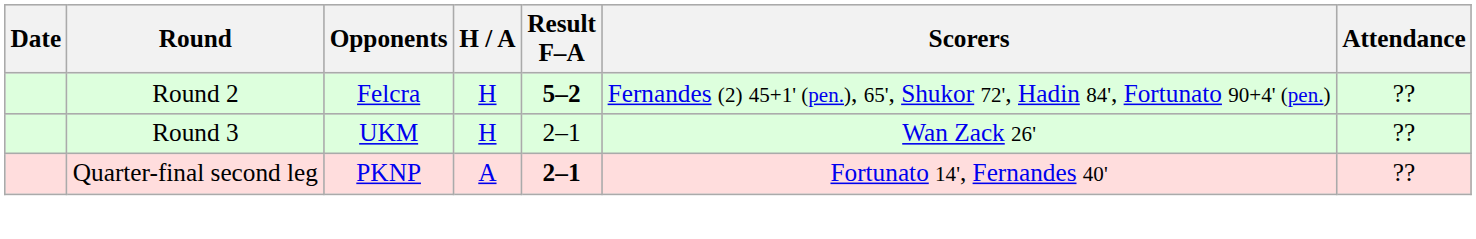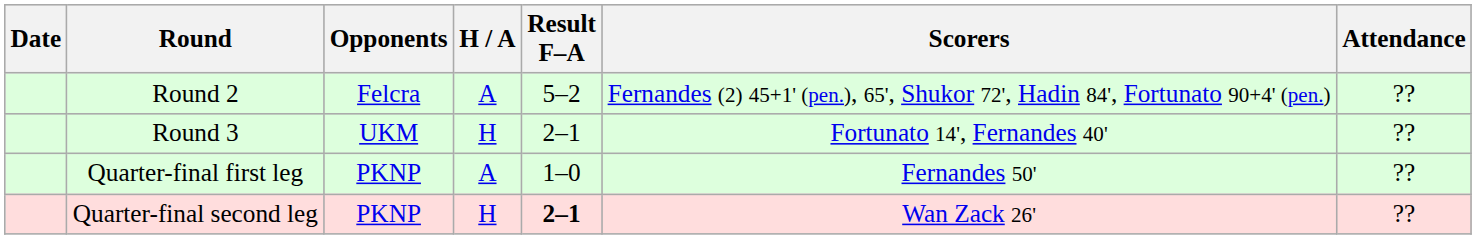(487, 93) H -> (487, 93) A
(562, 93) bold -> (562, 93) normal
(969, 133) Wan Zack 26' -> (969, 133) Fortunato 14', Fernandes 40'
+ row: (195, 173)
(487, 173) A -> (487, 213) H
(969, 173) Fortunato 14', Fernandes 40' -> (969, 213) Wan Zack 26'
